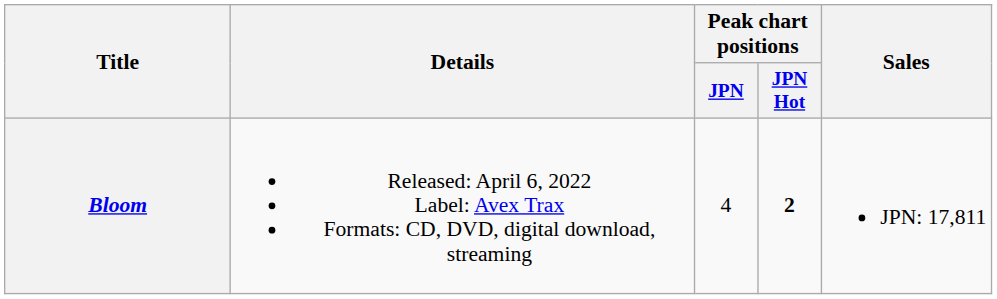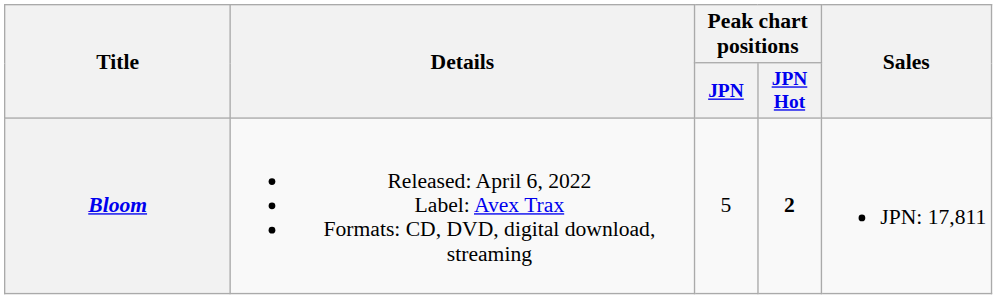(726, 205) 4 -> (726, 205) 5
